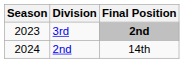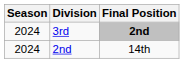(27, 31) 2023 -> (27, 31) 2024
